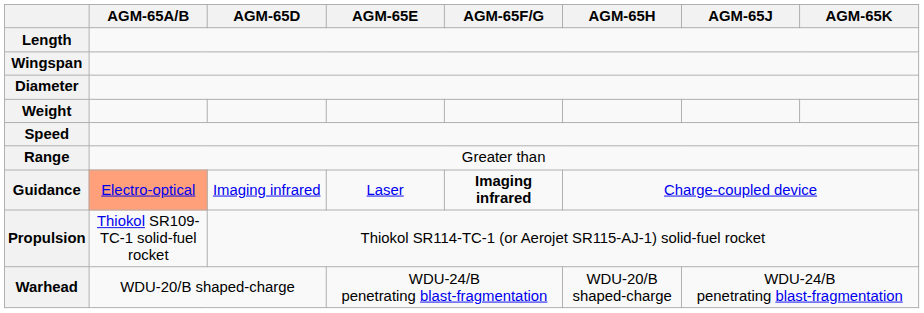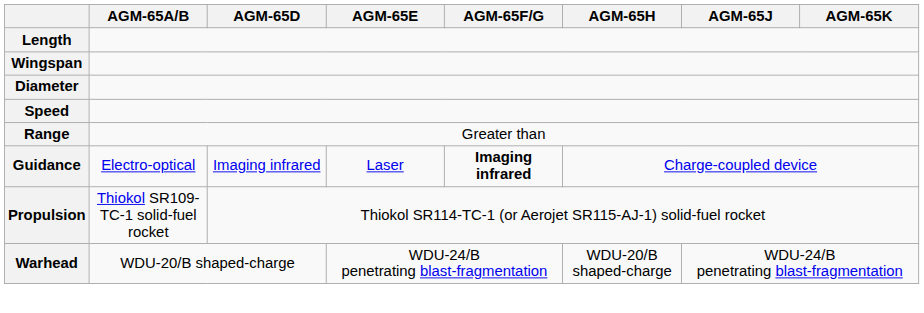- row: (47, 110)
(148, 189) lightsalmon background -> (148, 166) no background
